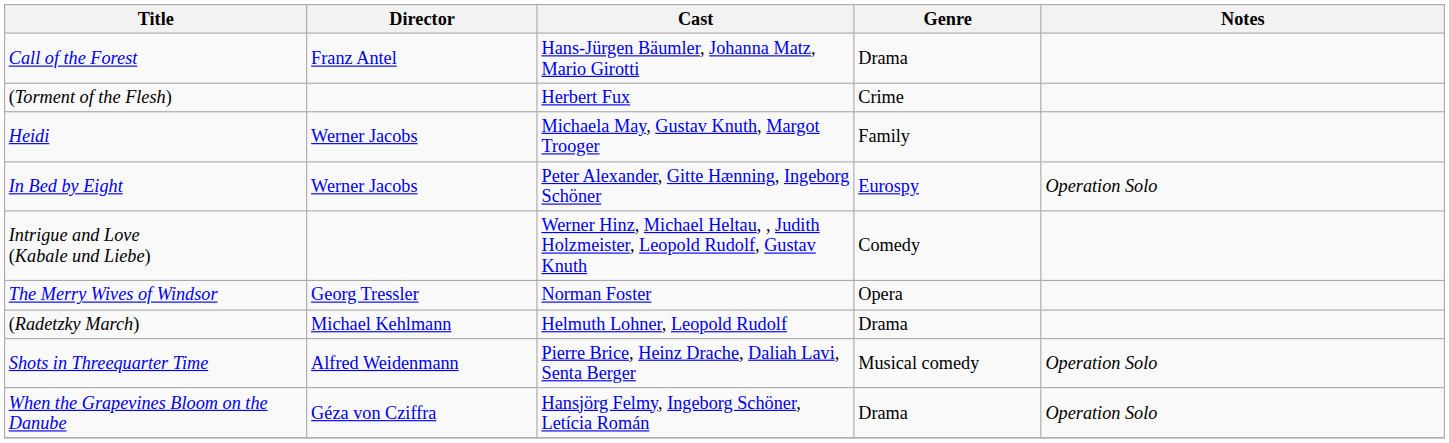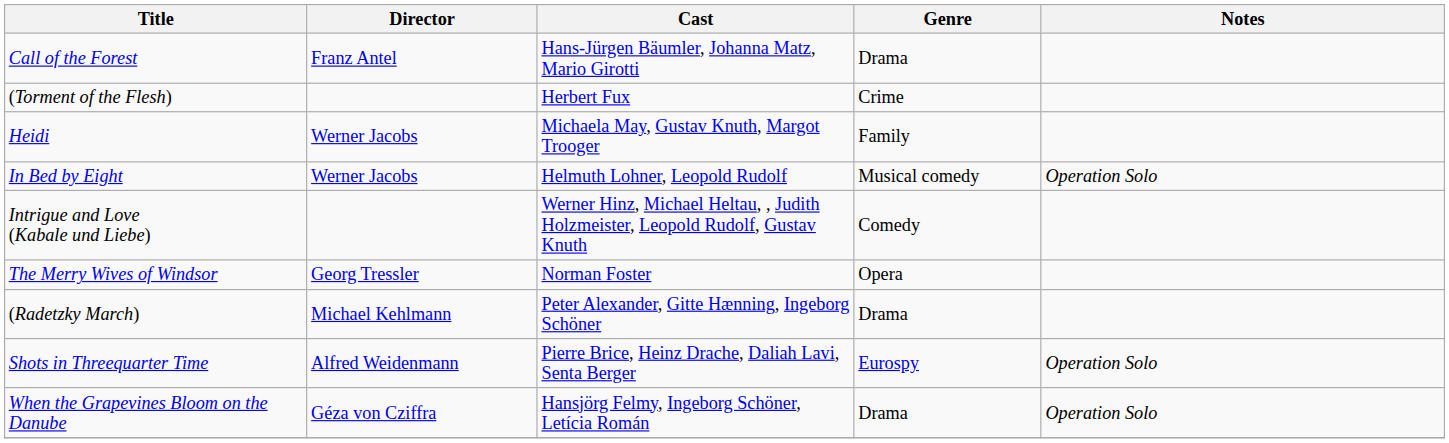(695, 185) Peter Alexander, Gitte Hænning, Ingeborg Schöner -> (664, 175) Helmuth Lohner, Leopold Rudolf
(889, 185) Eurospy -> (919, 175) Musical comedy
(664, 324) Helmuth Lohner, Leopold Rudolf -> (695, 313) Peter Alexander, Gitte Hænning, Ingeborg Schöner
(919, 363) Musical comedy -> (889, 363) Eurospy
